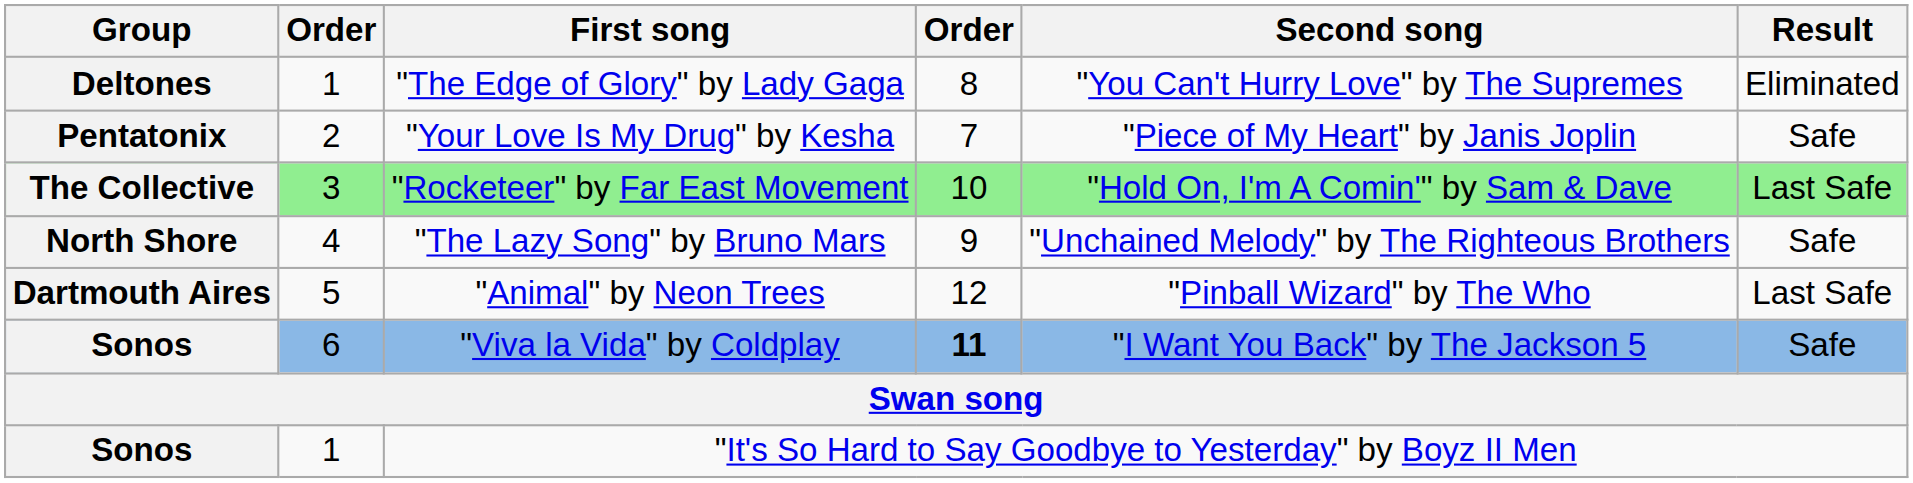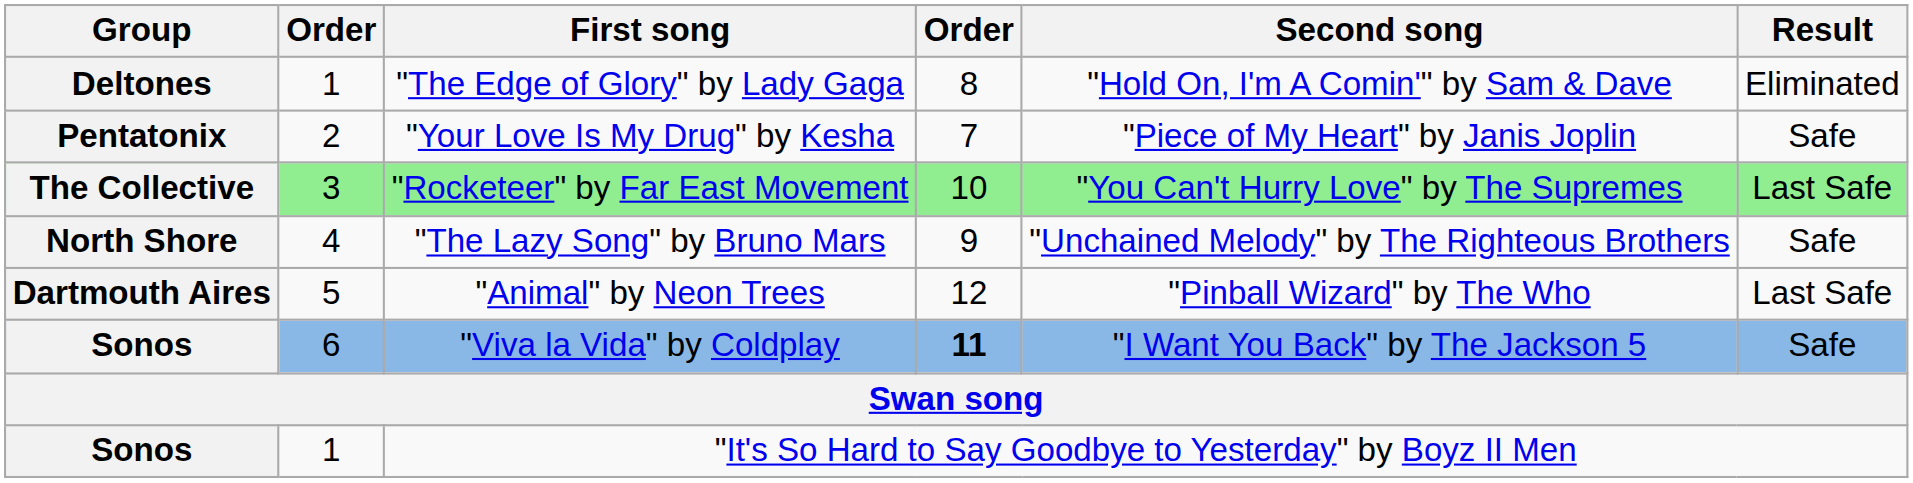(1379, 83) "You Can't Hurry Love" by The Supremes -> (1379, 83) "Hold On, I'm A Comin'" by Sam & Dave
(1379, 188) "Hold On, I'm A Comin'" by Sam & Dave -> (1379, 188) "You Can't Hurry Love" by The Supremes
